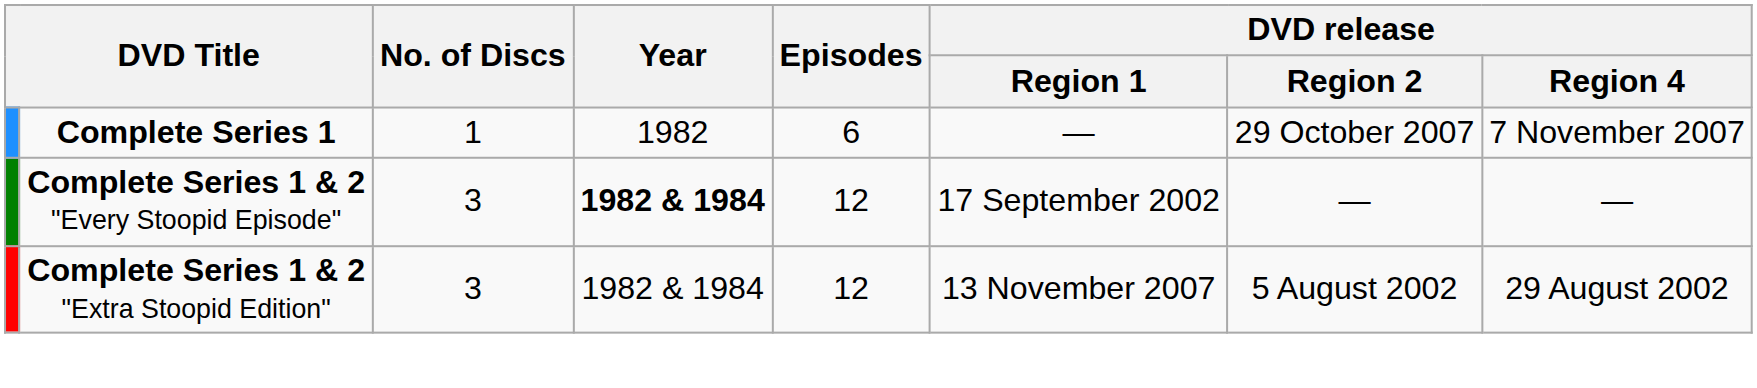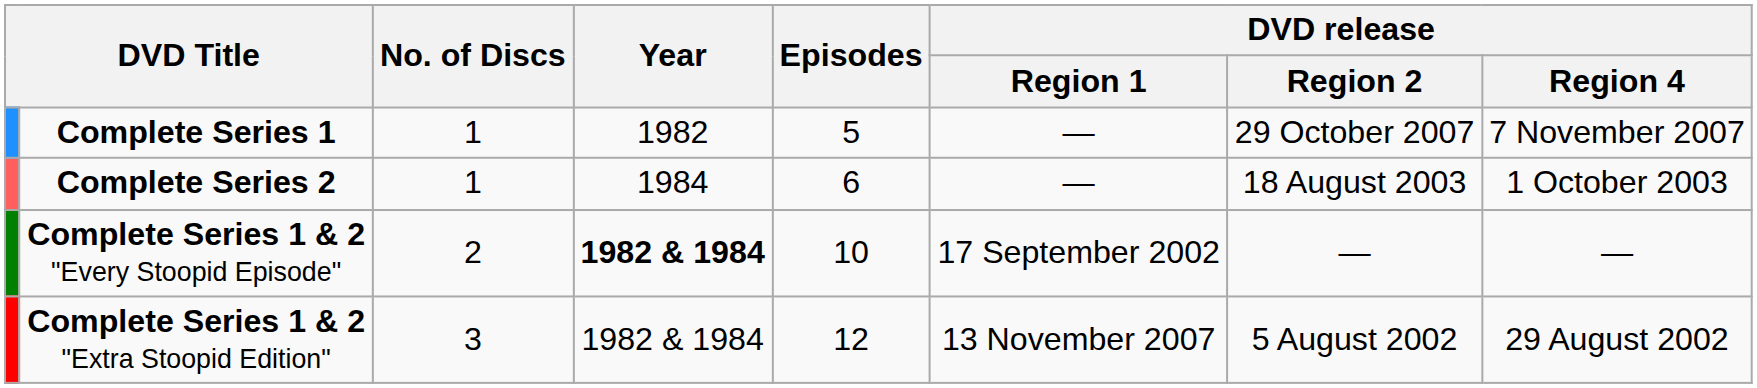(851, 132) 6 -> (851, 132) 5
+ row: (196, 183)
(473, 201) 3 -> (473, 252) 2
(851, 201) 12 -> (851, 252) 10
